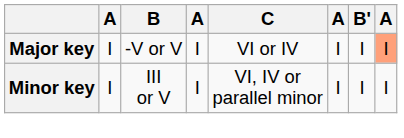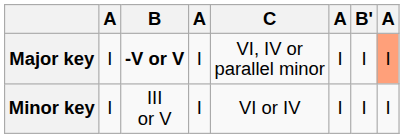(154, 48) normal -> (155, 58) bold
(268, 48) VI or IV -> (270, 58) VI, IV or parallel minor
(268, 87) VI, IV or parallel minor -> (270, 108) VI or IV
